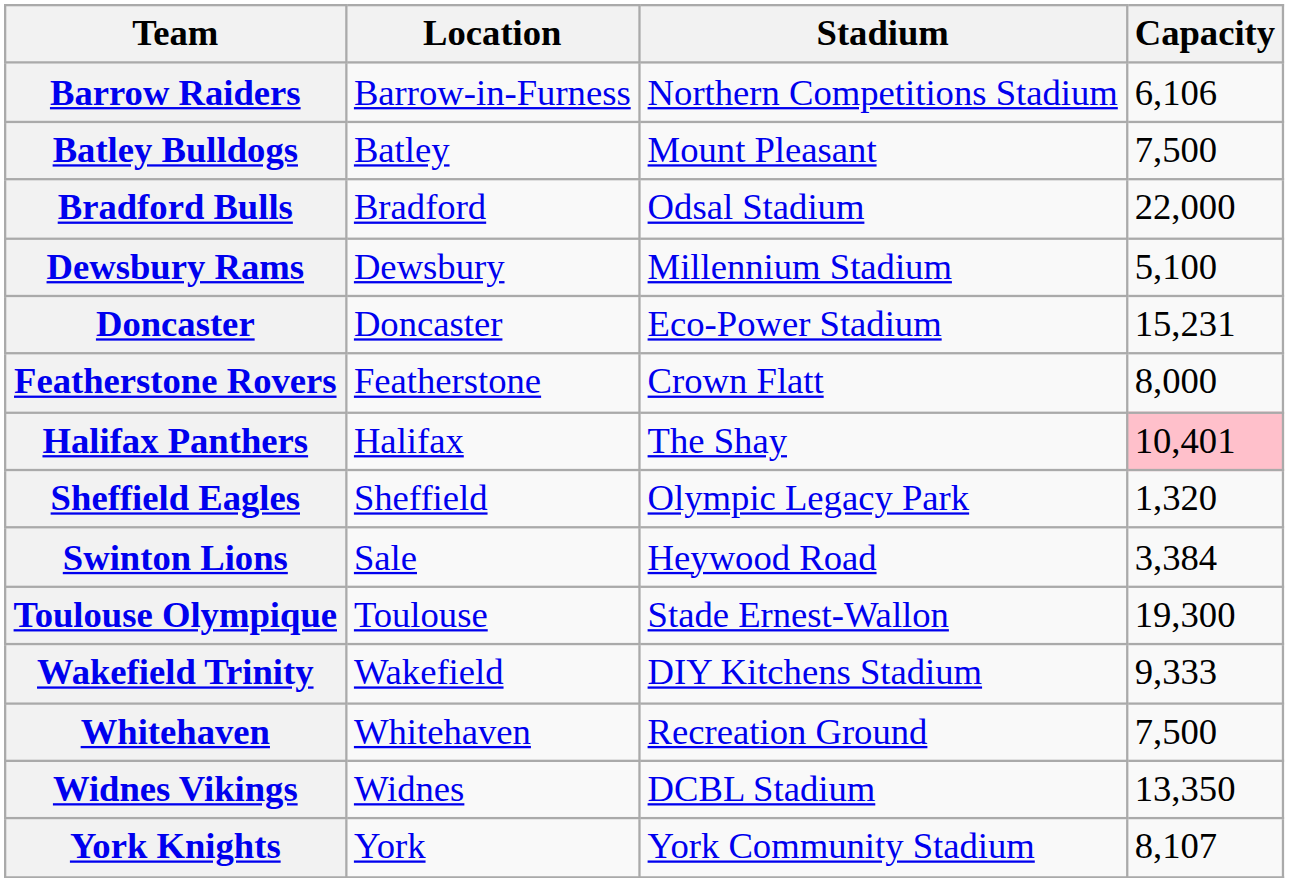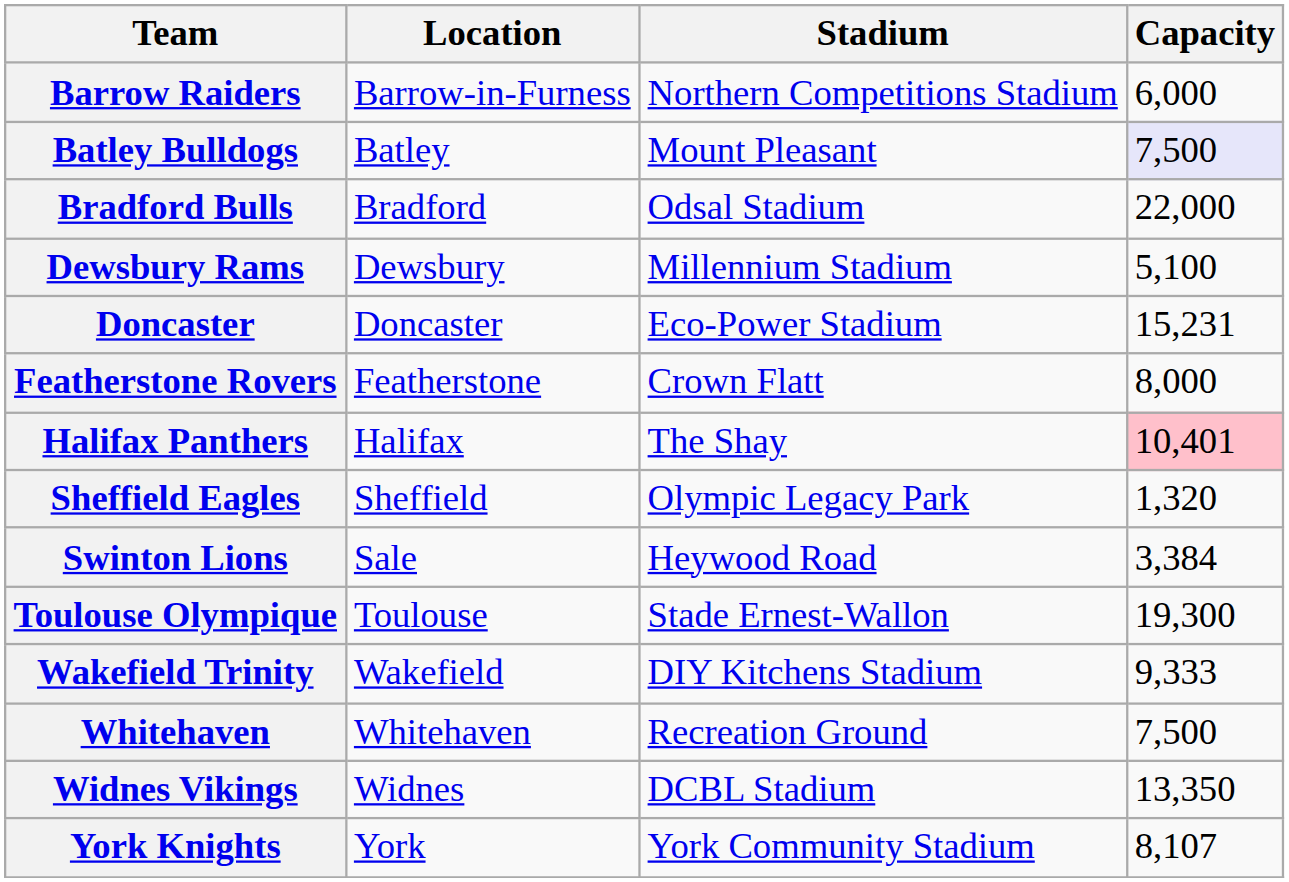(1176, 91) 6,106 -> (1176, 91) 6,000
(1176, 149) no background -> (1176, 149) lavender background
